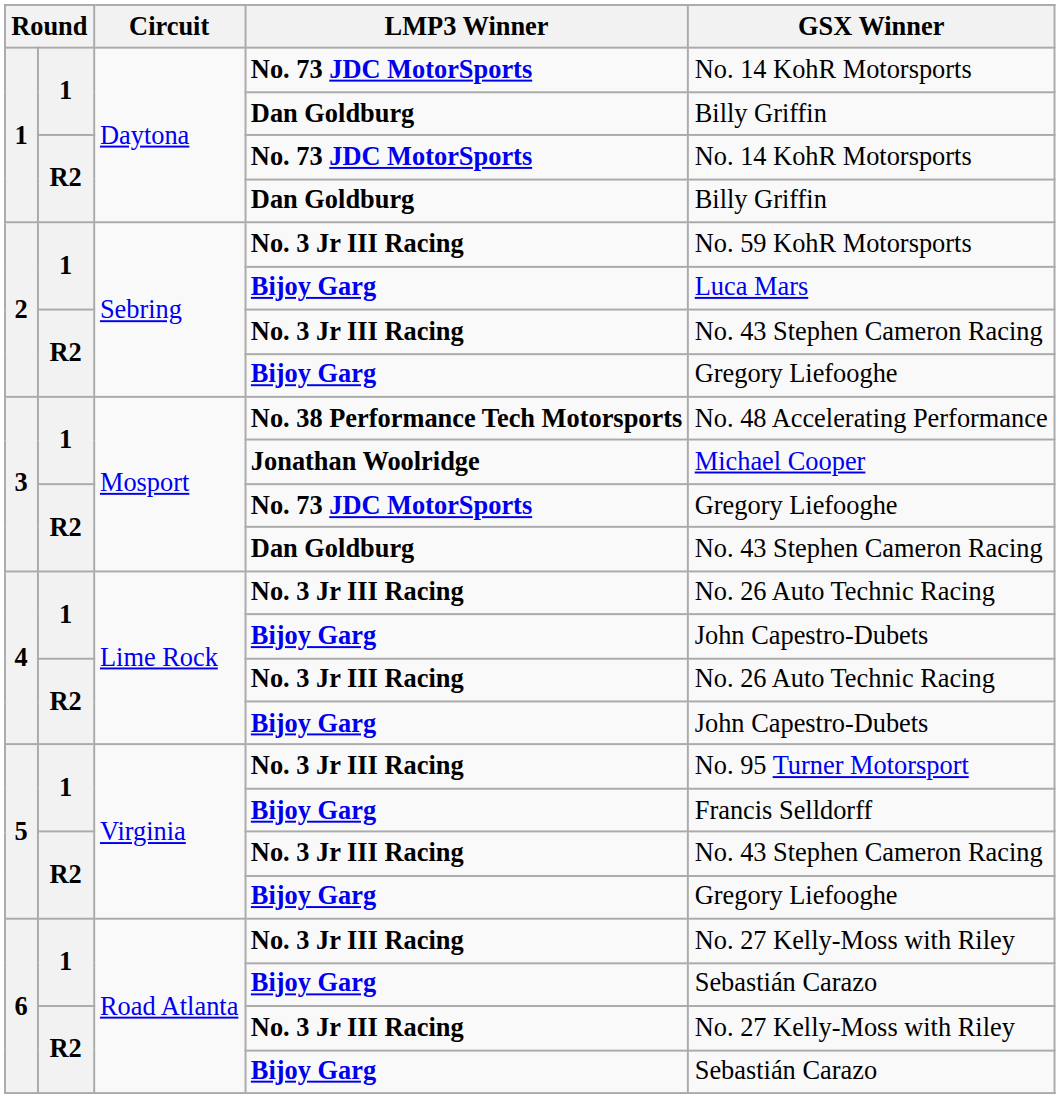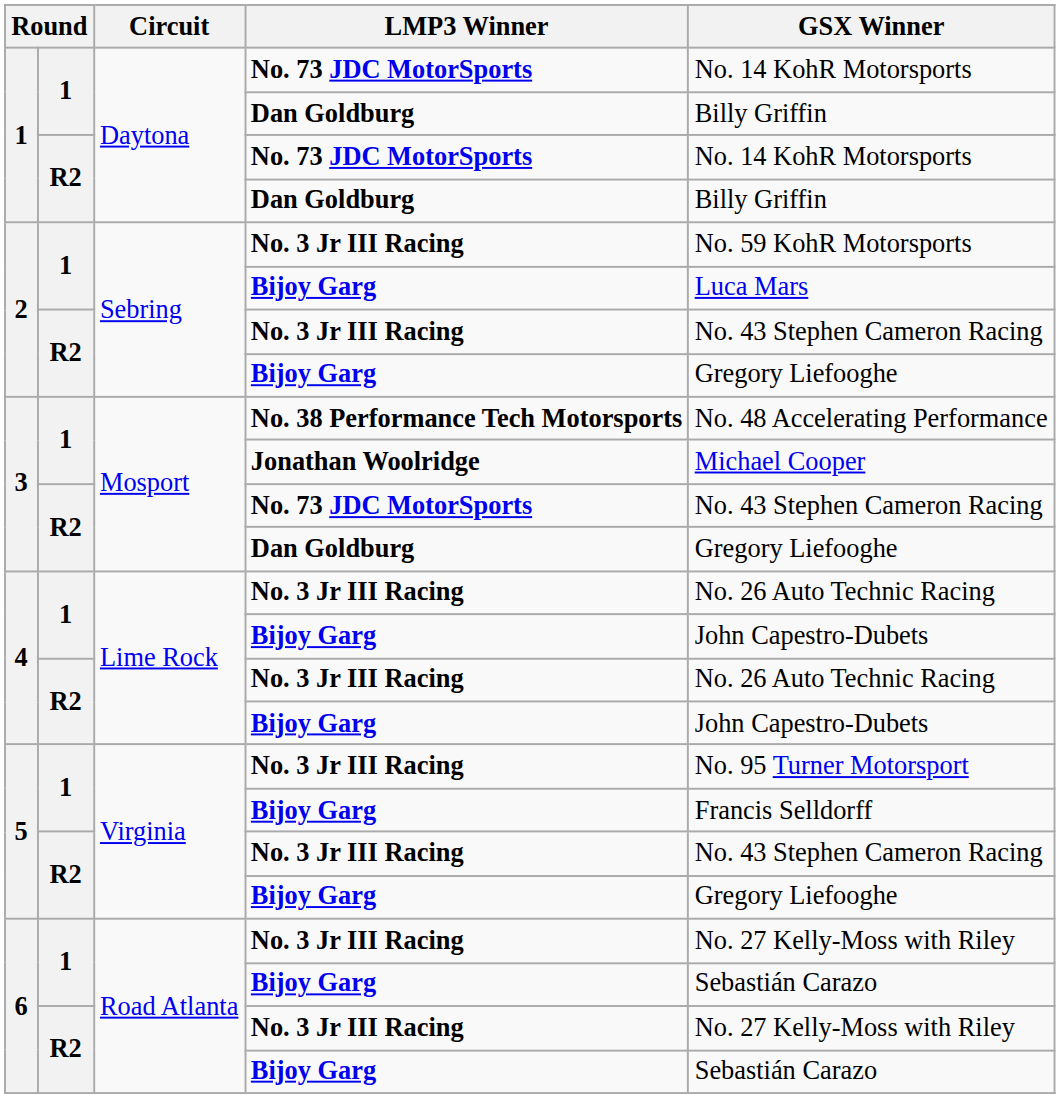(796, 504) Gregory Liefooghe -> (869, 504) No. 43 Stephen Cameron Racing
(869, 548) No. 43 Stephen Cameron Racing -> (796, 548) Gregory Liefooghe
